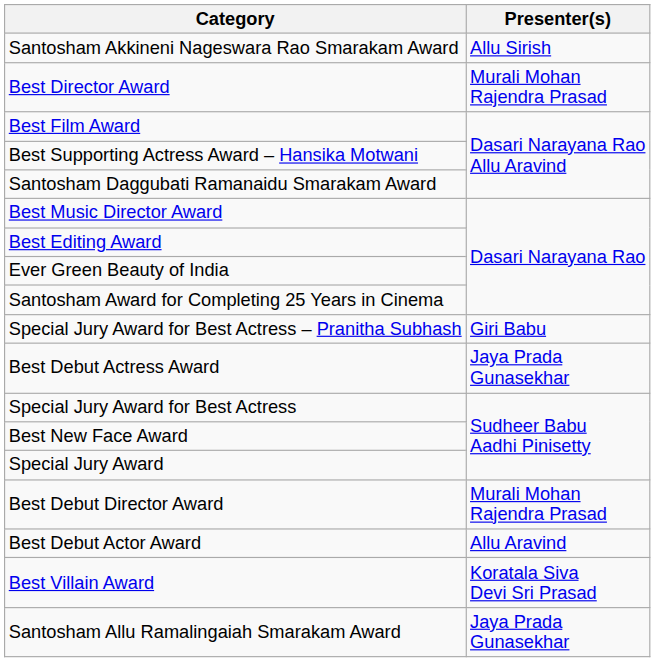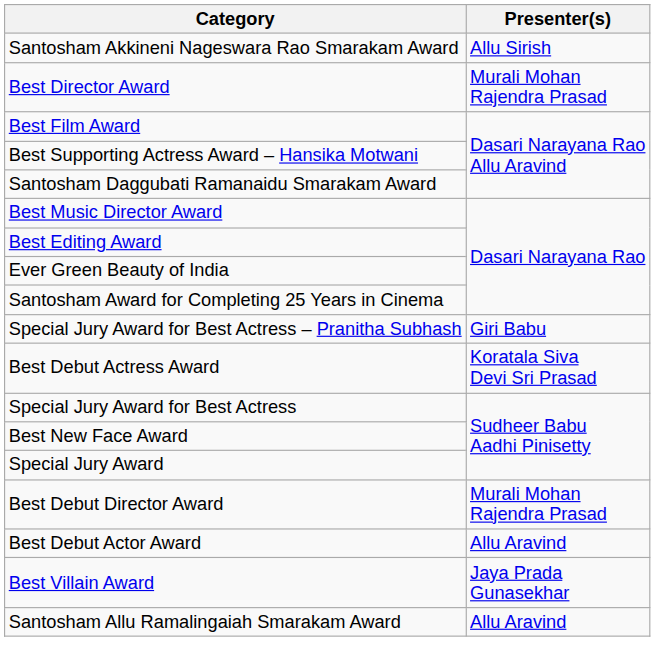(520, 367) Jaya Prada Gunasekhar -> (533, 367) Koratala Siva Devi Sri Prasad
(533, 582) Koratala Siva Devi Sri Prasad -> (520, 582) Jaya Prada Gunasekhar
(520, 631) Jaya Prada Gunasekhar -> (518, 621) Allu Aravind
